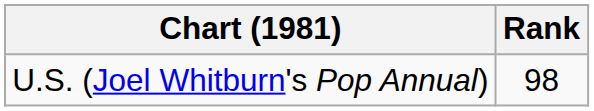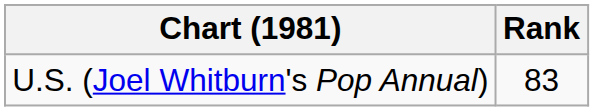(541, 79) 98 -> (541, 79) 83
